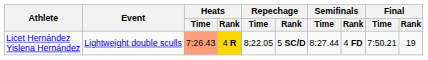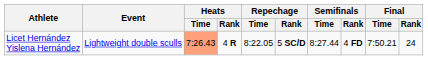(230, 43) gold background -> (230, 43) no background
(411, 43) 19 -> (411, 43) 24
